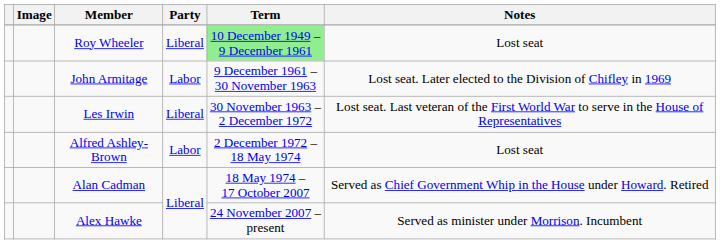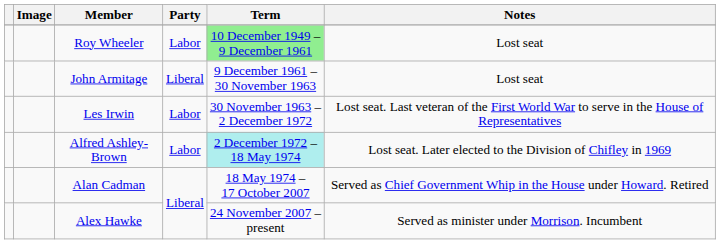(185, 43) Liberal -> (185, 43) Labor
(185, 78) Labor -> (185, 78) Liberal
(520, 78) Lost seat. Later elected to the Division of Chifley in 1969 -> (520, 78) Lost seat
(185, 114) Liberal -> (185, 114) Labor
(265, 149) no background -> (265, 149) paleturquoise background
(520, 149) Lost seat -> (520, 149) Lost seat. Later elected to the Division of Chifley in 1969
